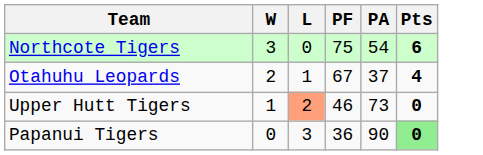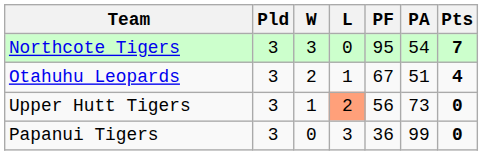+ column: (273, 19)
(343, 48) 75 -> (383, 48) 95
(417, 48) 6 -> (457, 48) 7
(378, 77) 37 -> (419, 77) 51
(343, 106) 46 -> (383, 106) 56
(378, 135) 90 -> (419, 135) 99
(417, 135) lightgreen background -> (457, 135) no background
